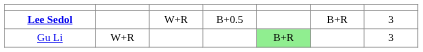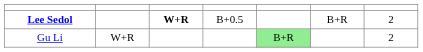(176, 19) normal -> (176, 19) bold
(391, 19) 3 -> (391, 19) 2
(391, 38) 3 -> (391, 38) 2
